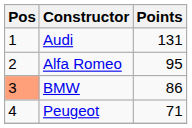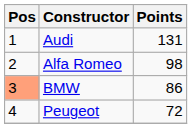(174, 64) 95 -> (174, 64) 98
(174, 111) 71 -> (174, 111) 72
